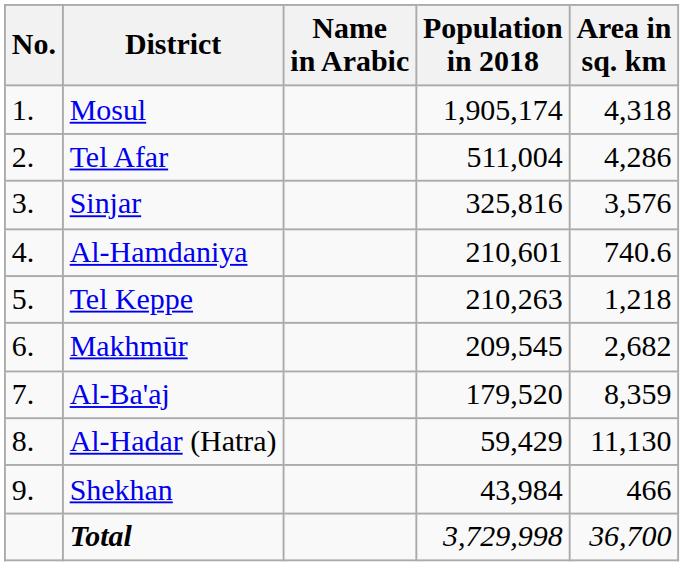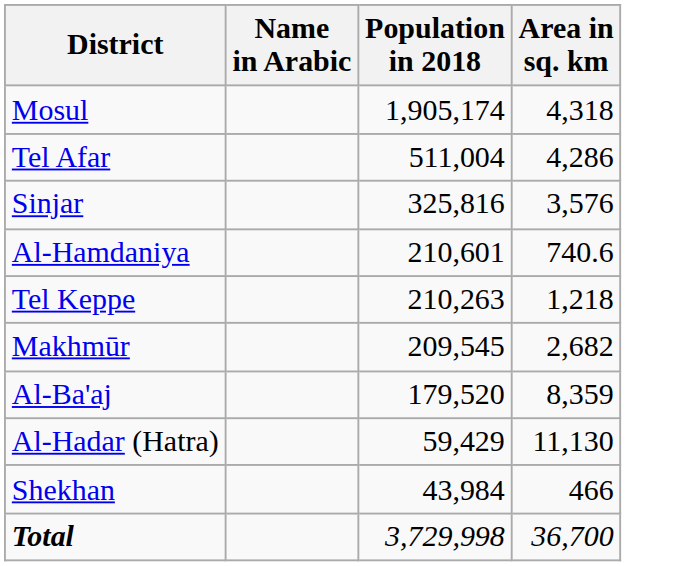- column: (34, 45)
